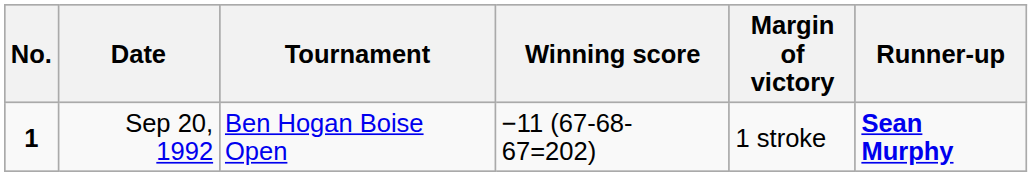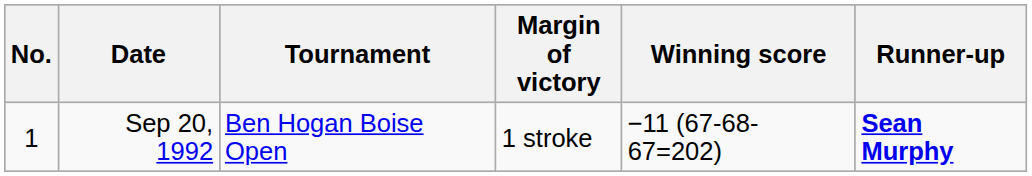columns swapped: (613, 54) <-> (792, 54)
(31, 137) bold -> (31, 137) normal
